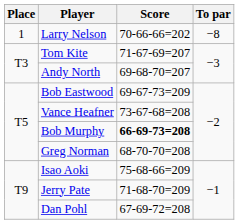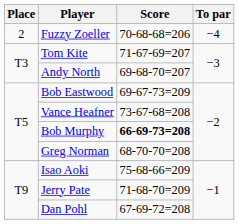- row: (74, 33)
+ row: (75, 33)
